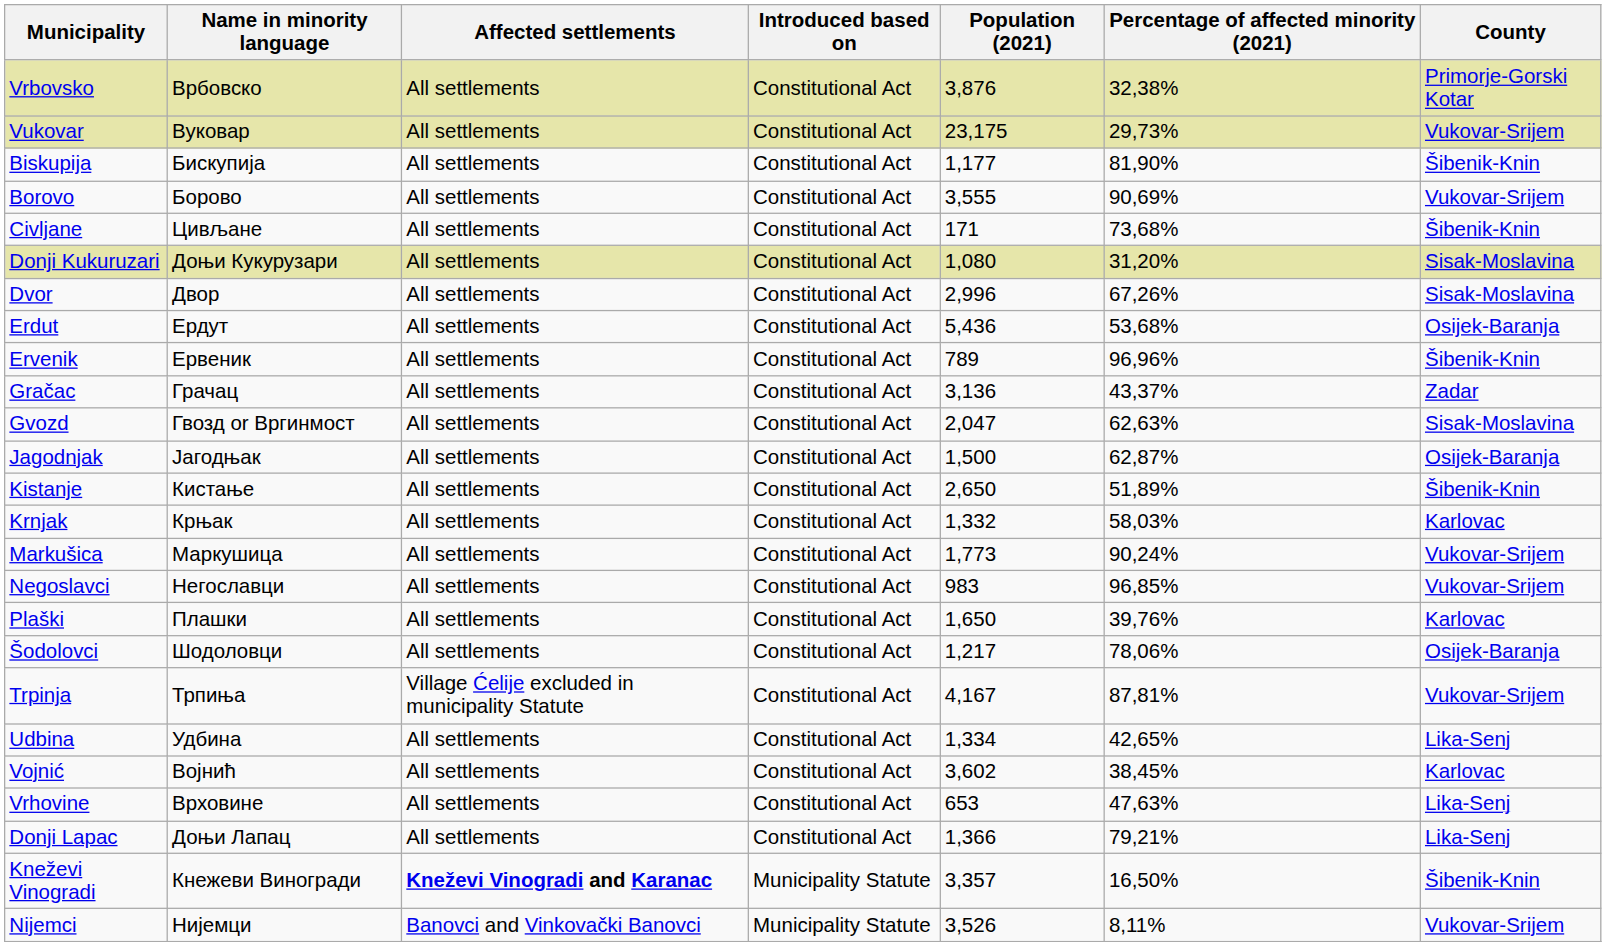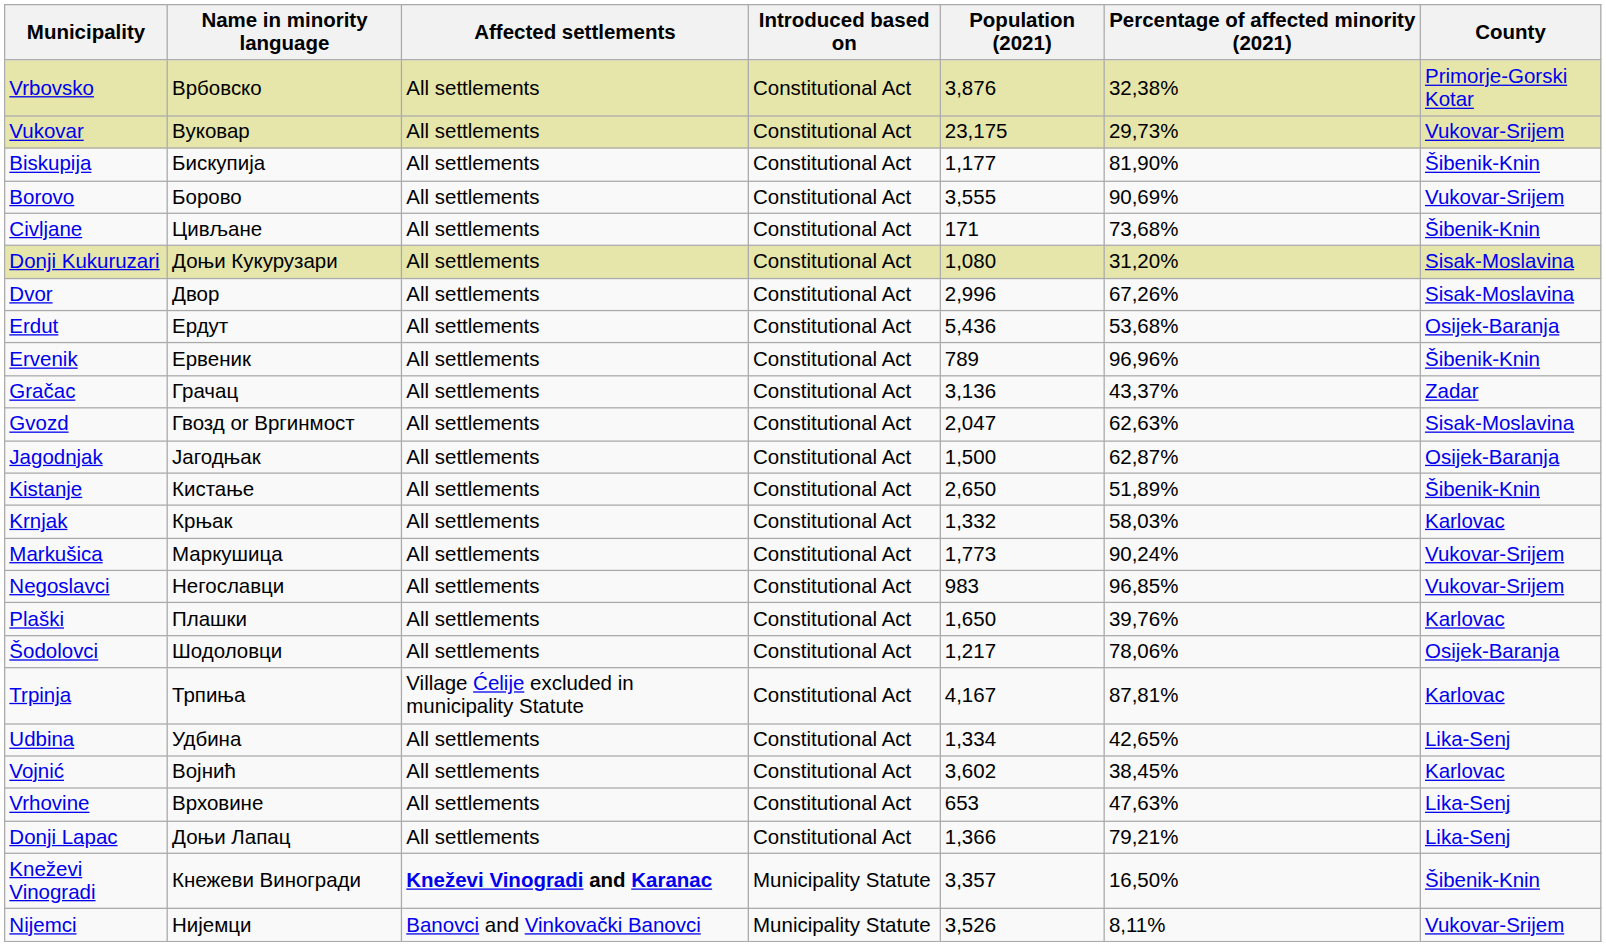(1495, 695) Vukovar-Srijem -> (1465, 695) Karlovac
